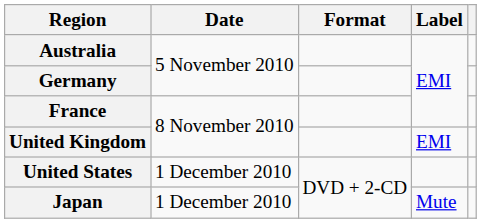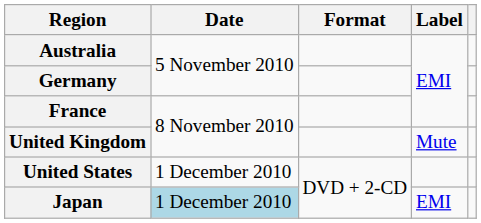(434, 141) EMI -> (436, 141) Mute
(223, 202) no background -> (223, 202) lightblue background
(436, 202) Mute -> (434, 202) EMI
